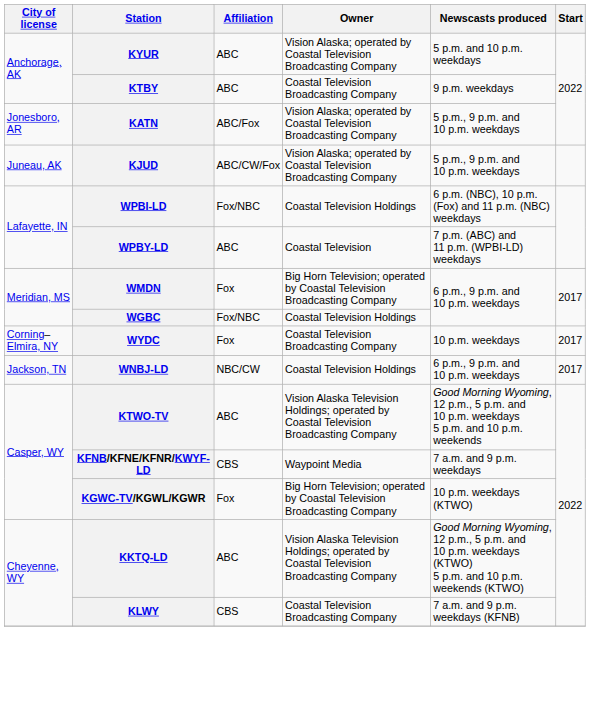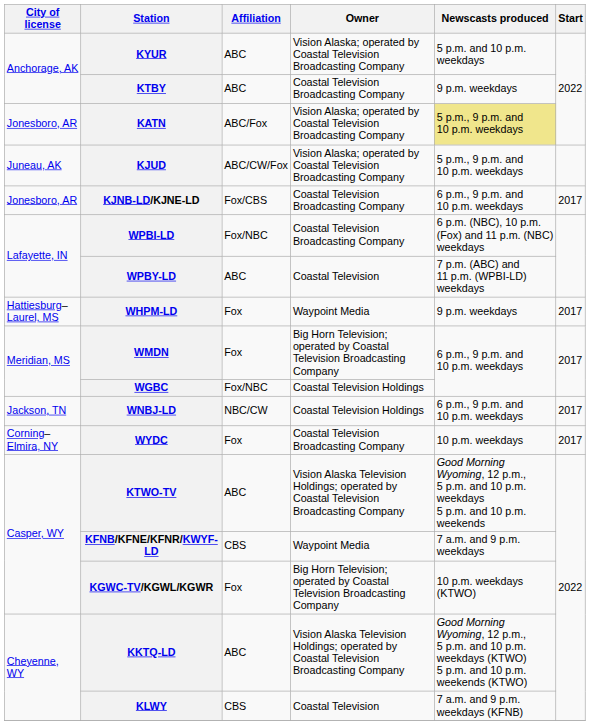(476, 124) no background -> (480, 124) khaki background
+ row: (151, 200)
(351, 206) Coastal Television Holdings -> (349, 235) Coastal Television Broadcasting Company
+ row: (151, 311)
rows swapped: (143, 340) <-> (143, 369)
(341, 611) Coastal Television Broadcasting Company -> (336, 706) Coastal Television
